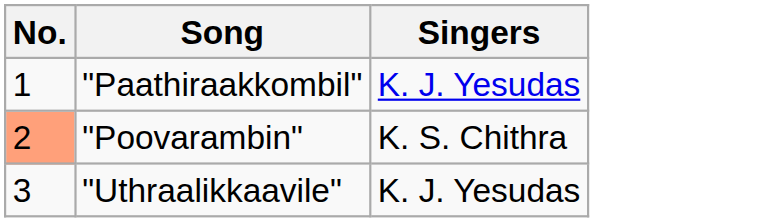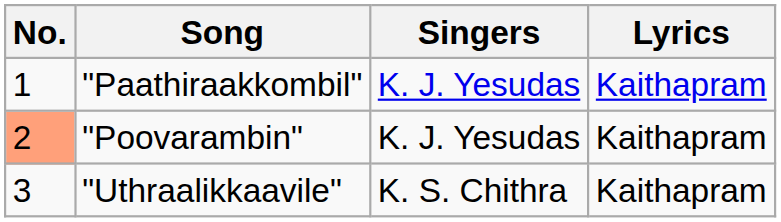+ column: (681, 32)
(473, 138) K. S. Chithra -> (479, 138) K. J. Yesudas
(479, 191) K. J. Yesudas -> (473, 191) K. S. Chithra
